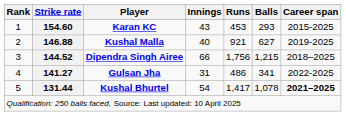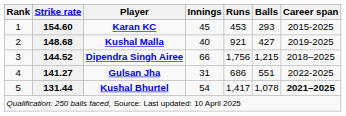(205, 27) 43 -> (205, 27) 45
(58, 42) 146.88 -> (58, 42) 148.68
(267, 42) 627 -> (267, 42) 427
(238, 73) 486 -> (238, 73) 686
(267, 73) 341 -> (267, 73) 551
